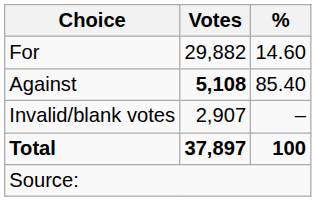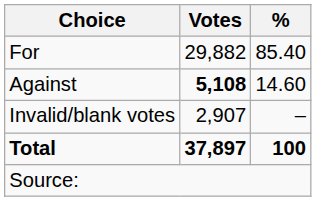(281, 52) 14.60 -> (281, 52) 85.40
(281, 84) 85.40 -> (281, 84) 14.60
